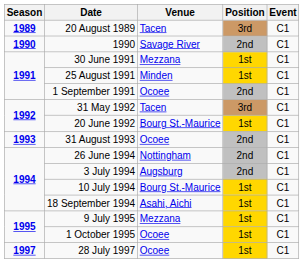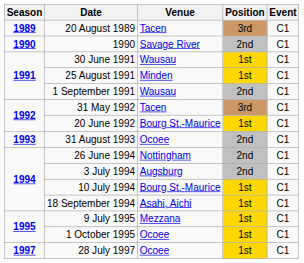(160, 60) Mezzana -> (158, 60) Wausau
(154, 92) Ocoee -> (158, 92) Wausau
